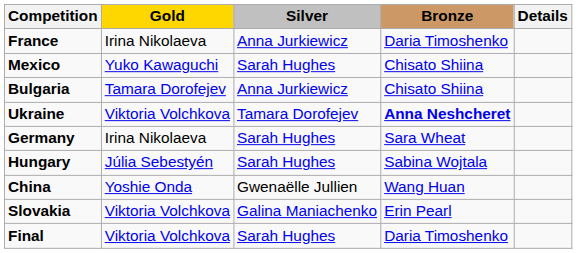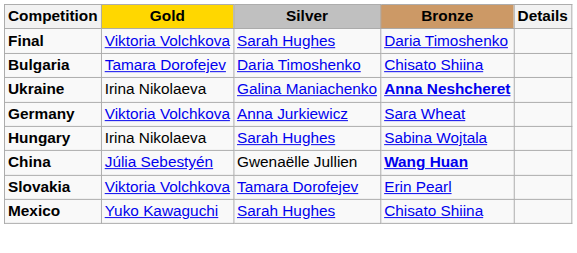- row: (33, 41)
rows swapped: (34, 65) <-> (26, 235)
(293, 89) Anna Jurkiewicz -> (299, 65) Daria Timoshenko
(167, 114) Viktoria Volchkova -> (155, 89) Irina Nikolaeva
(298, 114) Tamara Dorofejev -> (307, 89) Galina Maniachenko
(155, 138) Irina Nikolaeva -> (167, 114) Viktoria Volchkova
(286, 138) Sarah Hughes -> (293, 114) Anna Jurkiewicz
(159, 162) Júlia Sebestyén -> (155, 138) Irina Nikolaeva
(148, 187) Yoshie Onda -> (159, 162) Júlia Sebestyén
(424, 187) normal -> (426, 162) bold
(307, 211) Galina Maniachenko -> (298, 187) Tamara Dorofejev
